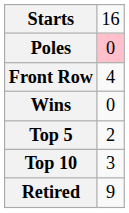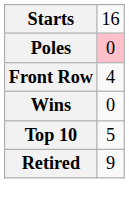- row: (51, 134)
(111, 163) 3 -> (111, 134) 5
